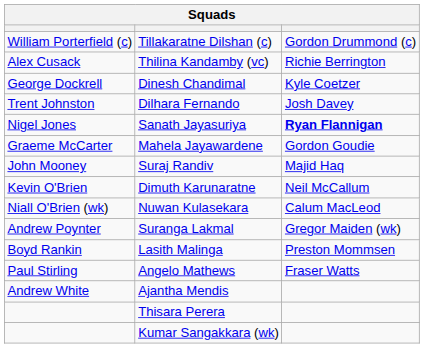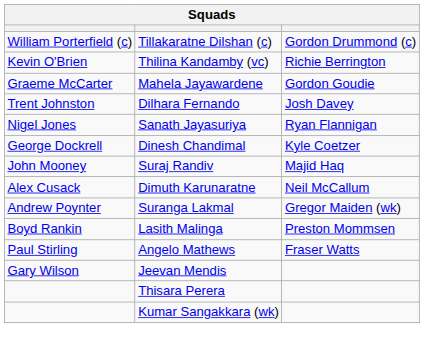(44, 62) Alex Cusack -> (47, 62) Kevin O'Brien
rows swapped: (192, 83) <-> (201, 145)
(334, 124) bold -> (331, 124) normal
(47, 187) Kevin O'Brien -> (44, 187) Alex Cusack
- row: (193, 208)
- row: (183, 291)
+ row: (182, 270)
